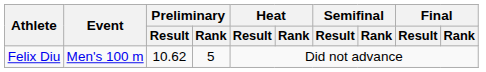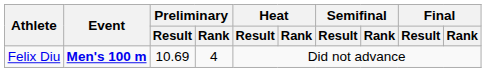(105, 57) normal -> (107, 57) bold
(169, 57) 10.62 -> (172, 57) 10.69
(211, 57) 5 -> (214, 57) 4
